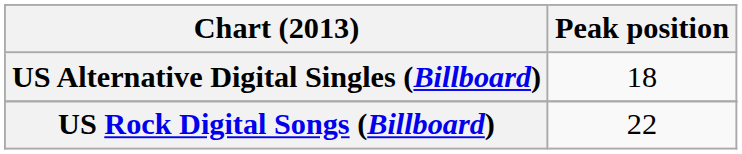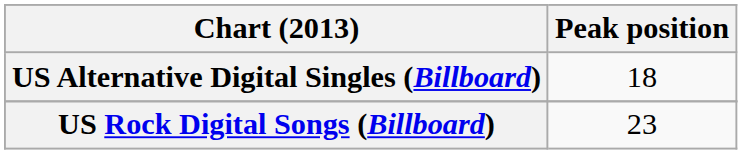(642, 124) 22 -> (642, 124) 23
